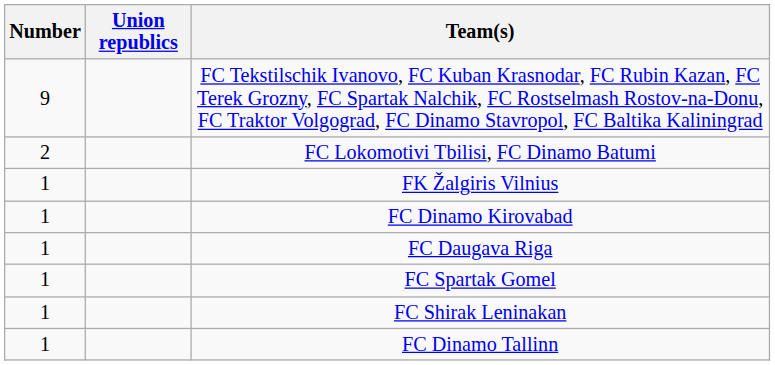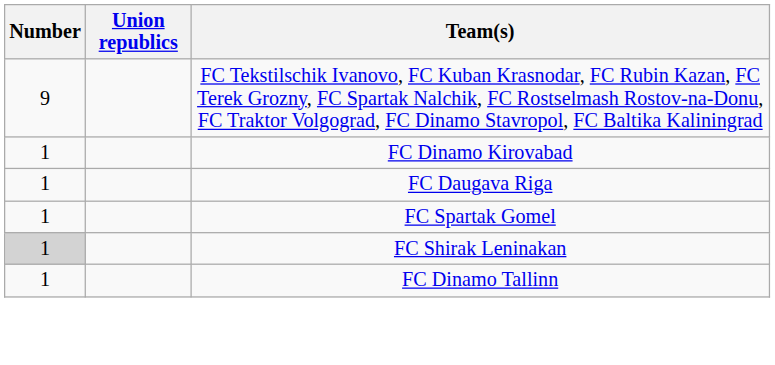- row: (480, 152)
- row: (480, 184)
(45, 312) no background -> (45, 248) lightgrey background
